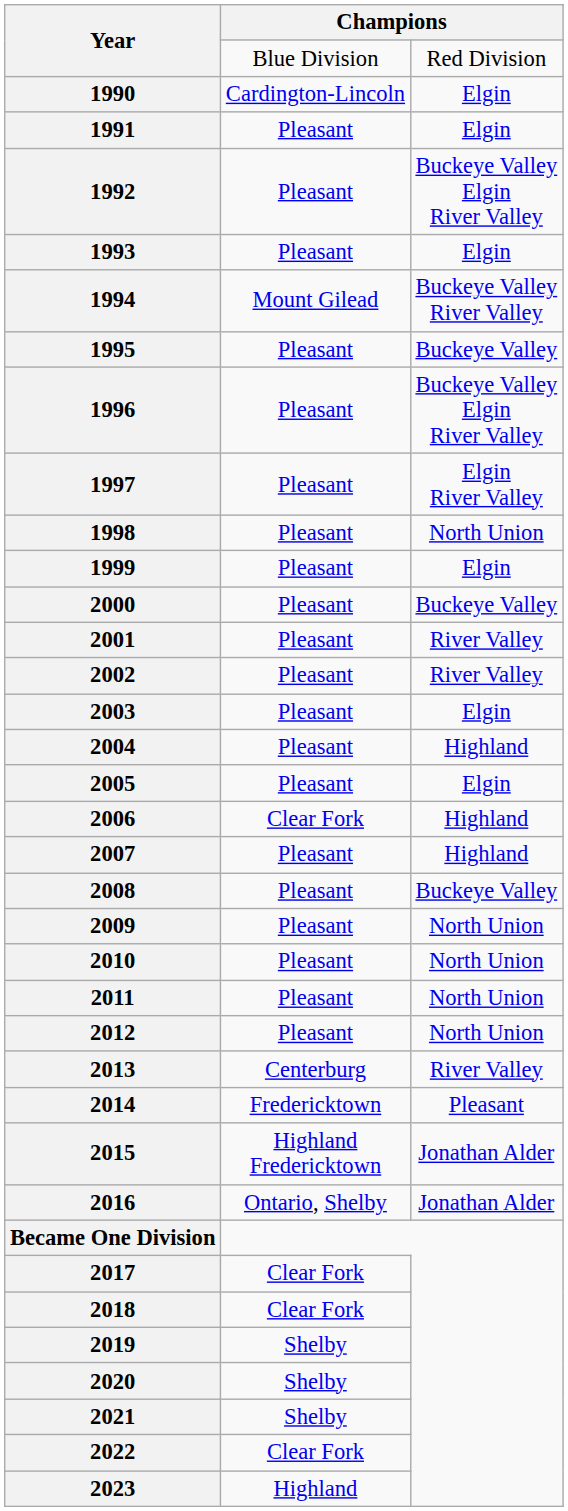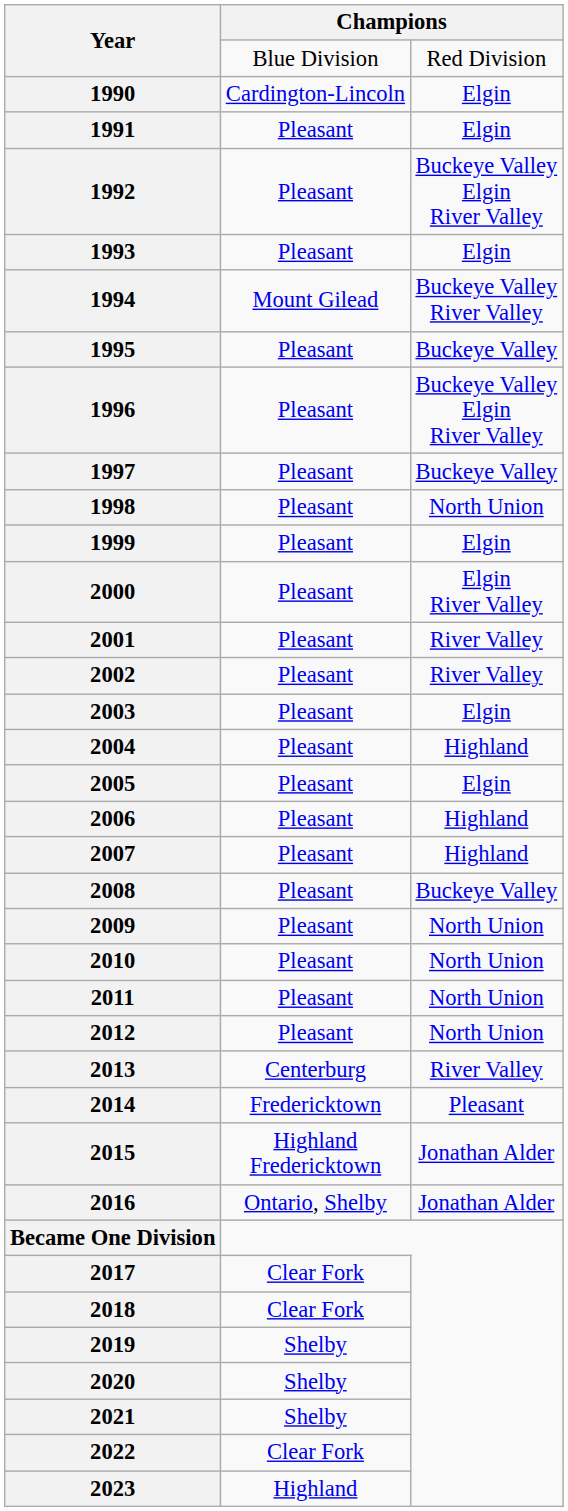(486, 483) Elgin River Valley -> (486, 471) Buckeye Valley
(486, 604) Buckeye Valley -> (486, 591) Elgin River Valley
(315, 818) Clear Fork -> (315, 818) Pleasant
